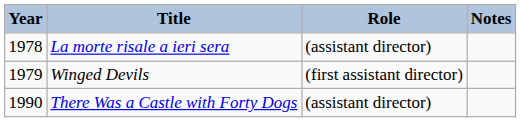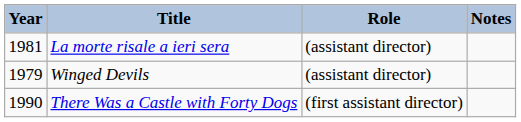(26, 46) 1978 -> (26, 46) 1981
(384, 74) (first assistant director) -> (368, 74) (assistant director)
(368, 102) (assistant director) -> (384, 102) (first assistant director)
